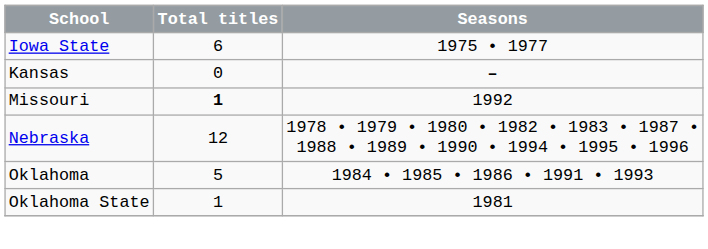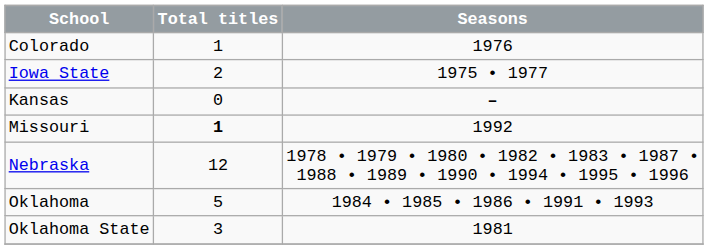+ row: (49, 46)
(218, 46) 6 -> (218, 74) 2
(218, 202) 1 -> (218, 230) 3
